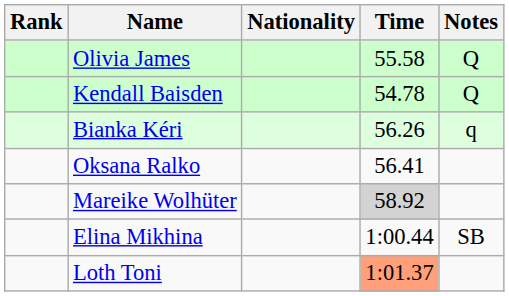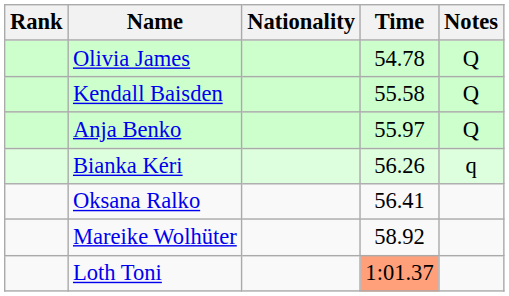(400, 58) 55.58 -> (400, 58) 54.78
(400, 93) 54.78 -> (400, 93) 55.58
+ row: (127, 129)
(400, 201) lightgrey background -> (400, 237) no background
- row: (138, 237)
